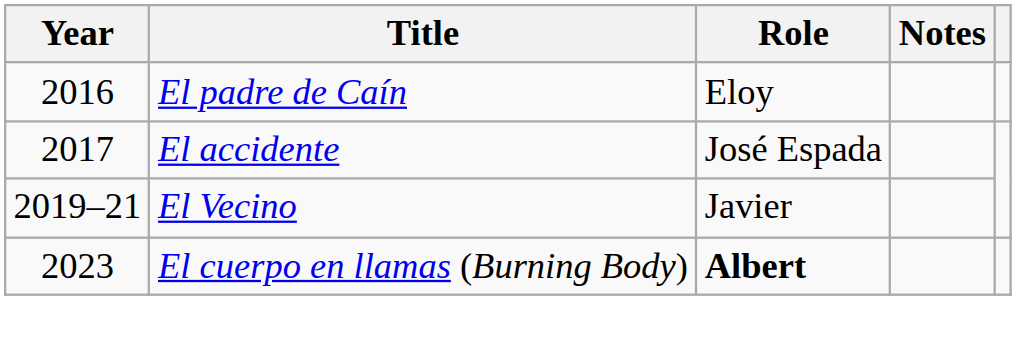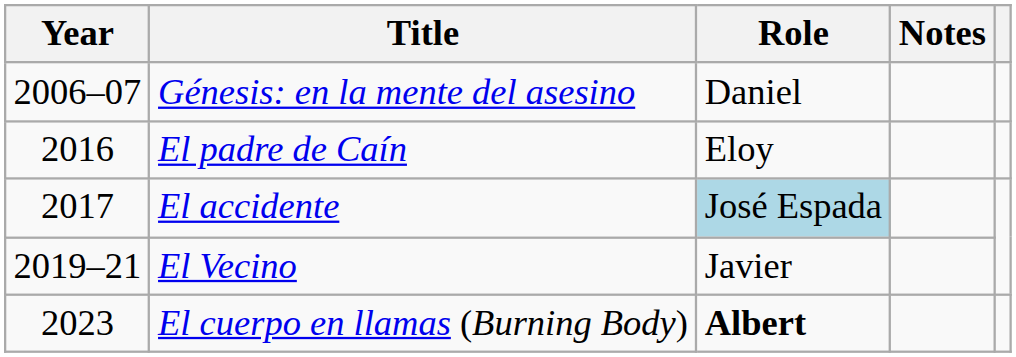+ row: (397, 91)
(793, 149) no background -> (793, 206) lightblue background
